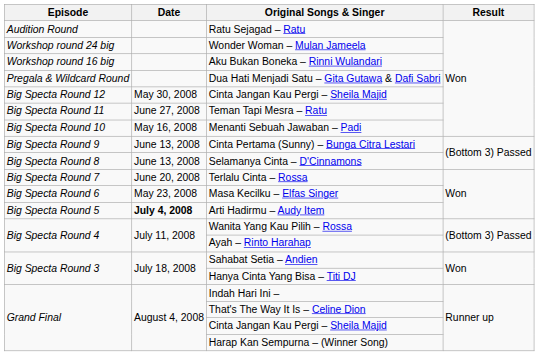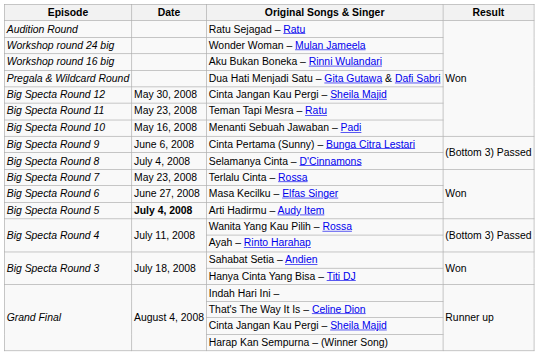(167, 111) June 27, 2008 -> (165, 111) May 23, 2008
(167, 144) June 13, 2008 -> (164, 144) June 6, 2008
(167, 161) June 13, 2008 -> (162, 161) July 4, 2008
(167, 177) June 20, 2008 -> (165, 177) May 23, 2008
(165, 194) May 23, 2008 -> (167, 194) June 27, 2008
